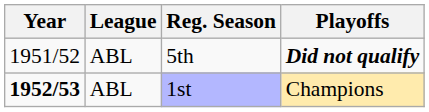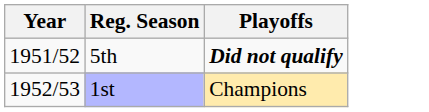- column: (123, 21)
(45, 89) bold -> (45, 89) normal
